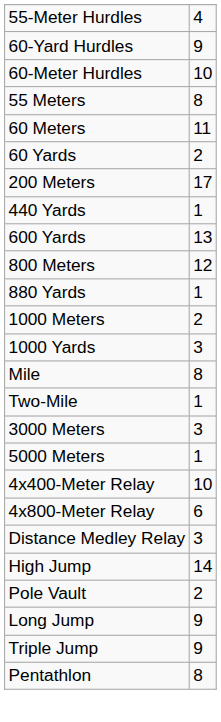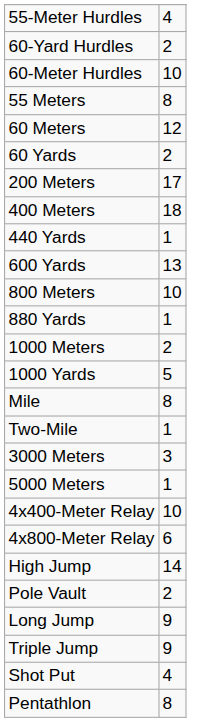(198, 45) 9 -> (167, 45) 2
(202, 127) 11 -> (172, 127) 12
+ row: (52, 210)
(203, 264) 12 -> (172, 292) 10
(198, 347) 3 -> (167, 374) 5
- row: (97, 538)
+ row: (42, 675)
